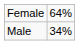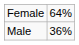(61, 31) 34% -> (61, 31) 36%
